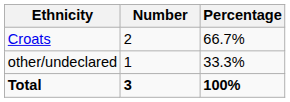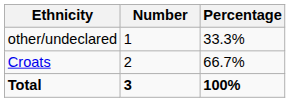rows swapped: (29, 39) <-> (62, 62)
